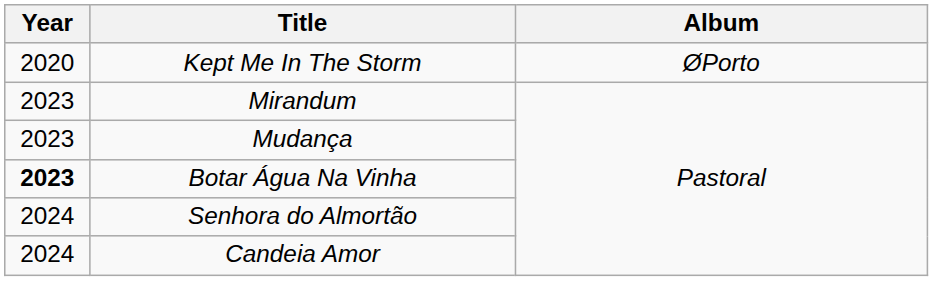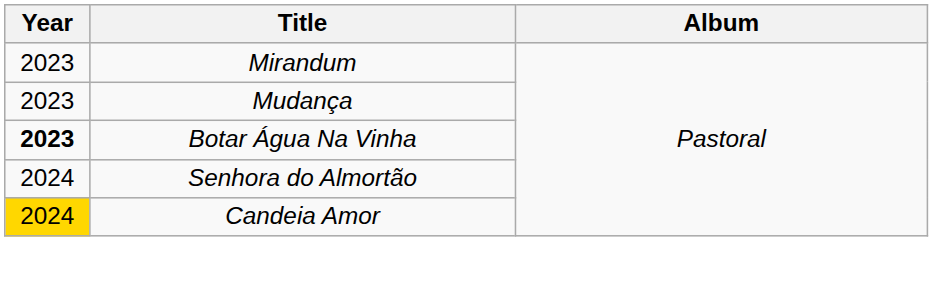- row: (303, 62)
(47, 255) no background -> (47, 216) gold background
